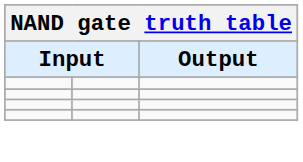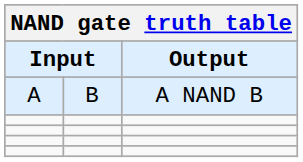+ row: (34, 96)
